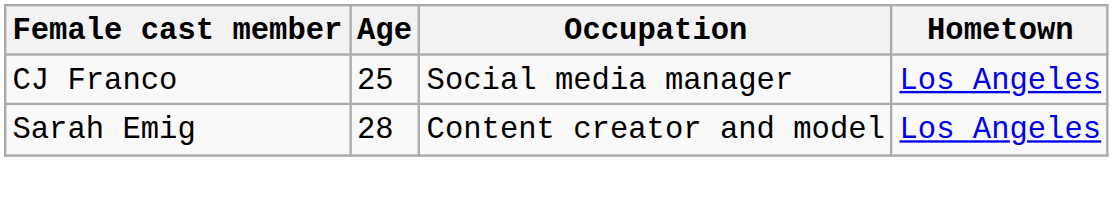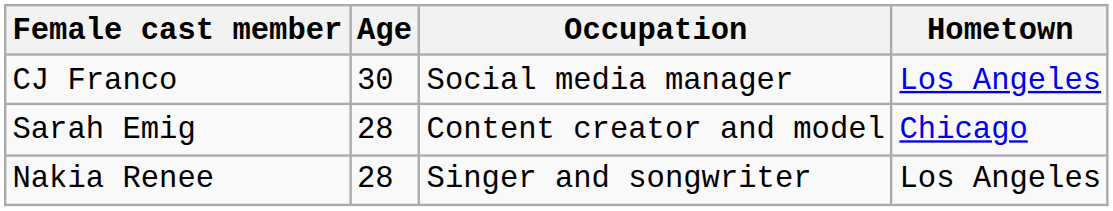(375, 80) 25 -> (375, 80) 30
(1000, 130) Los Angeles -> (964, 130) Chicago
+ row: (113, 179)
